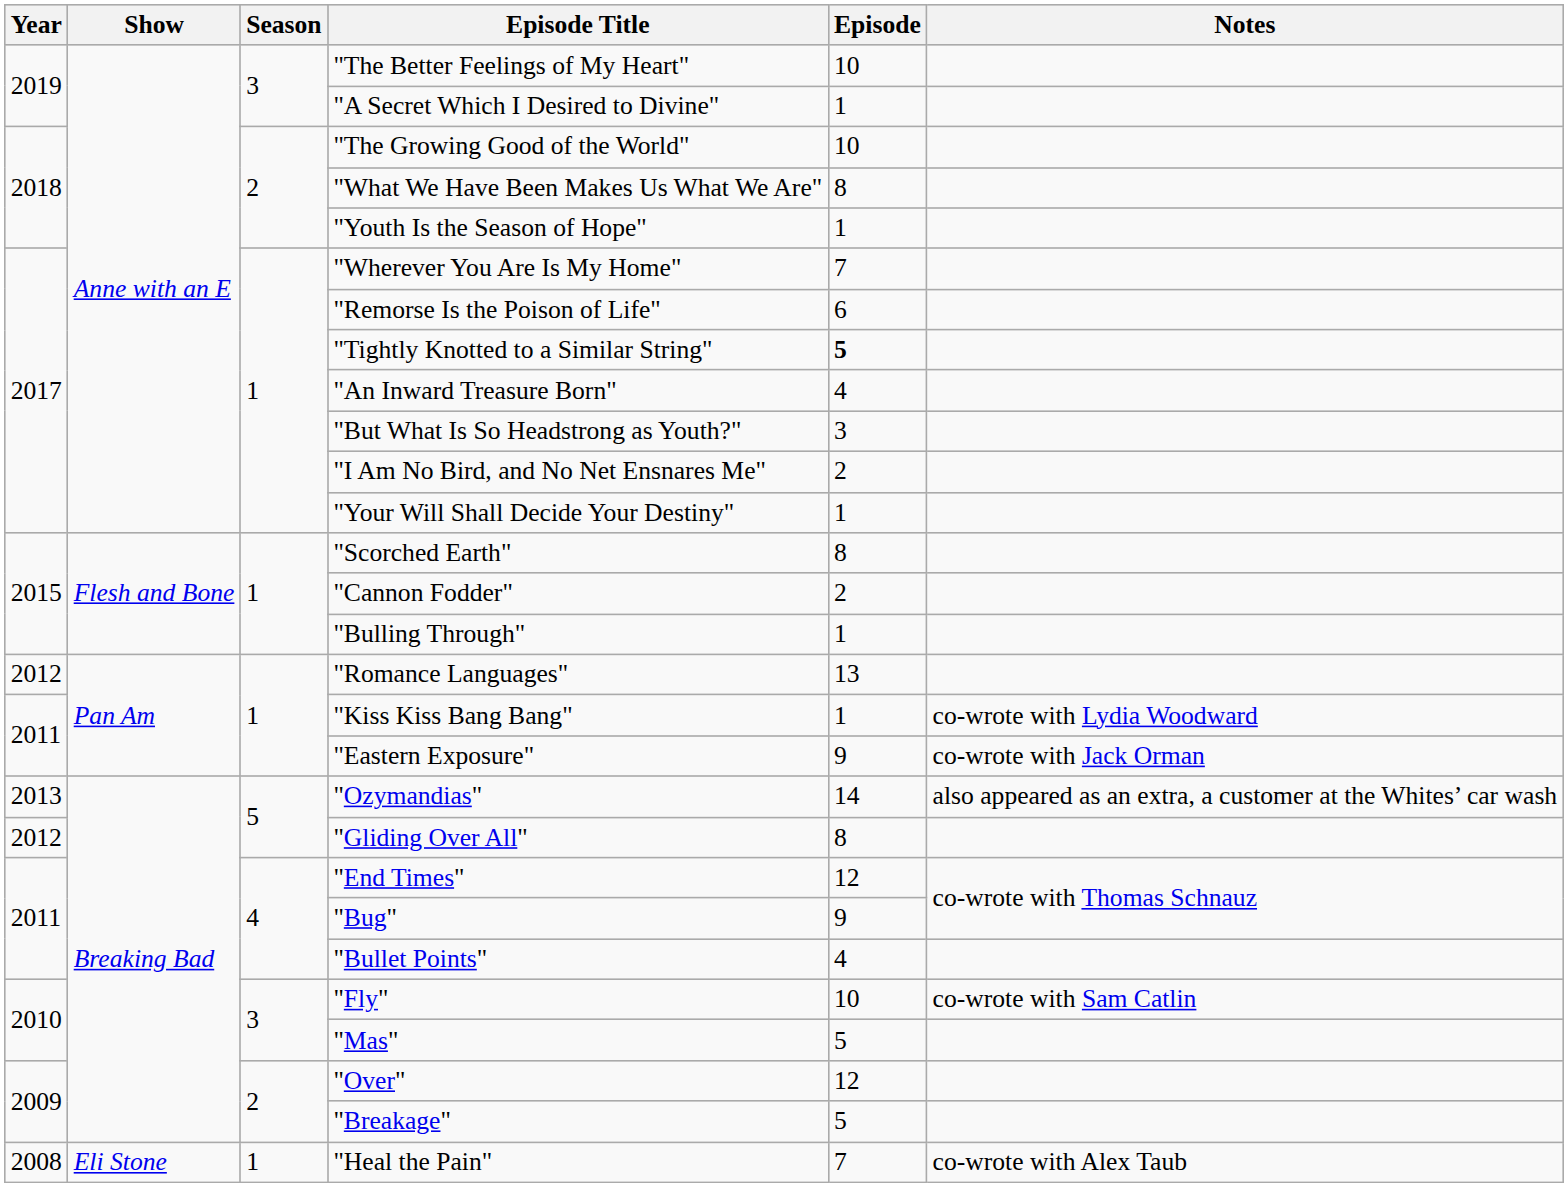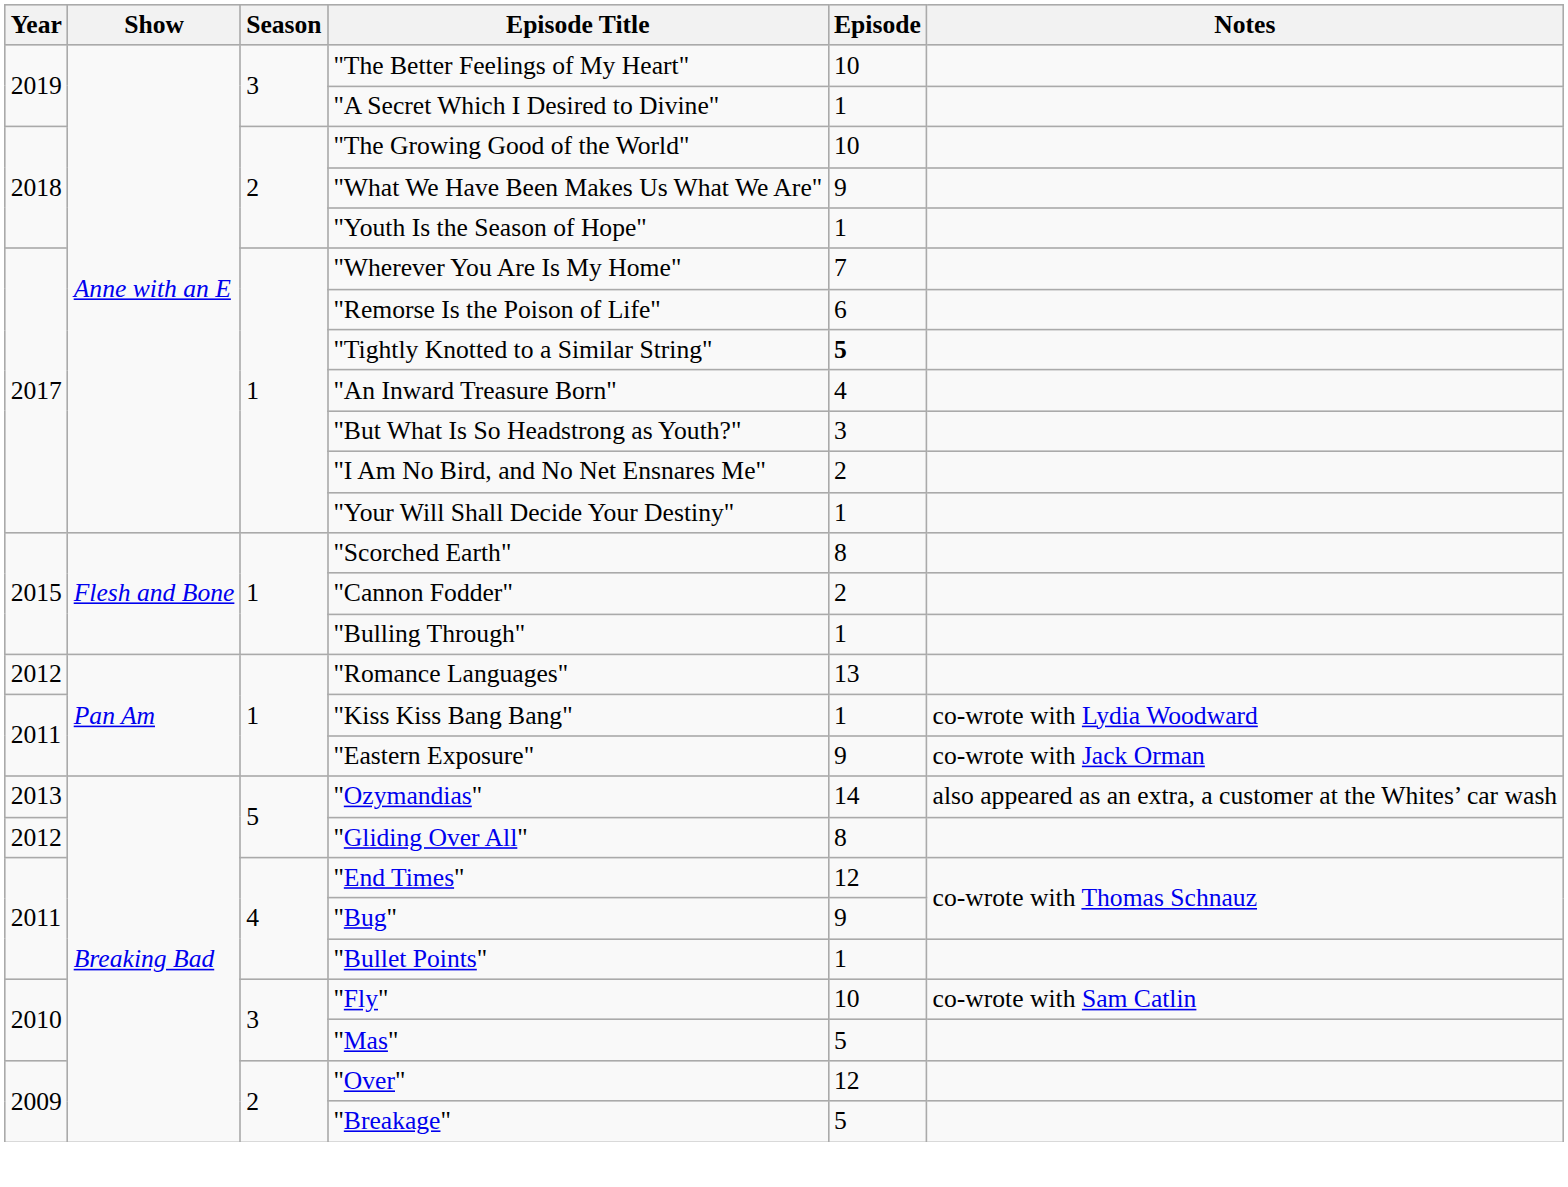(840, 187) 8 -> (840, 187) 9
(840, 958) 4 -> (840, 958) 1
- row: (413, 1161)
